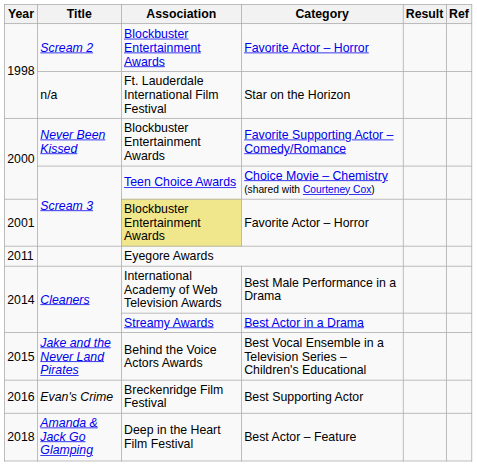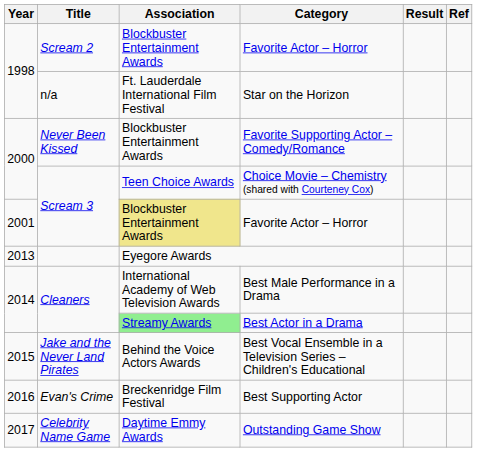(20, 256) 2011 -> (21, 256) 2013
(169, 323) no background -> (167, 323) lightgreen background
+ row: (75, 430)
- row: (69, 437)
